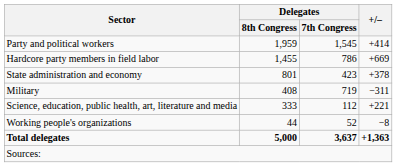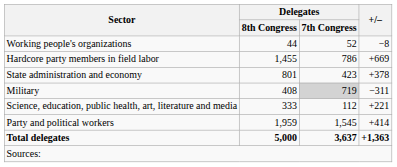rows swapped: (60, 43) <-> (69, 122)
(349, 91) no background -> (349, 91) lightgrey background
